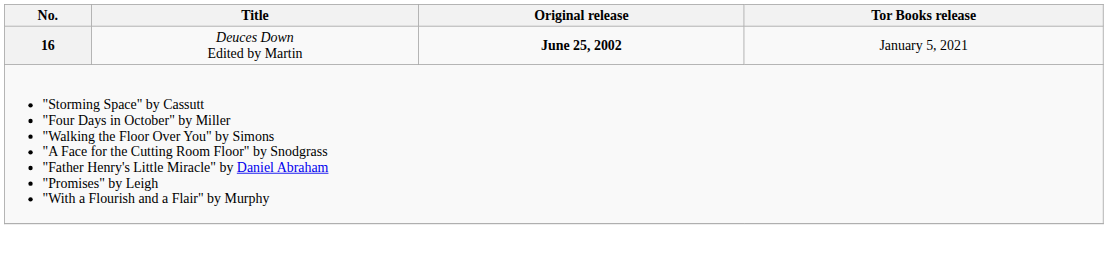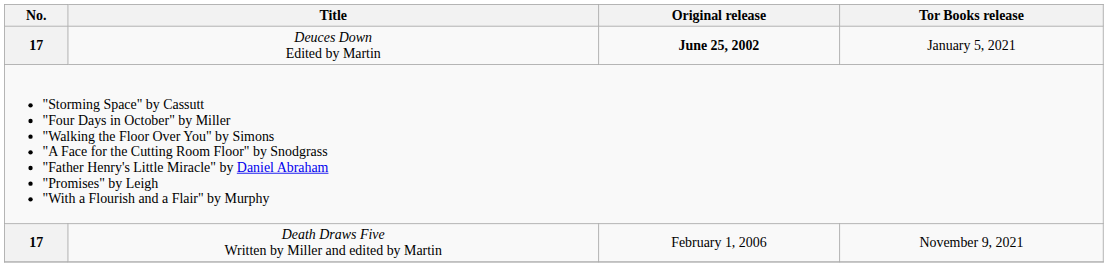(48, 45) 16 -> (36, 45) 17
+ row: (333, 242)
